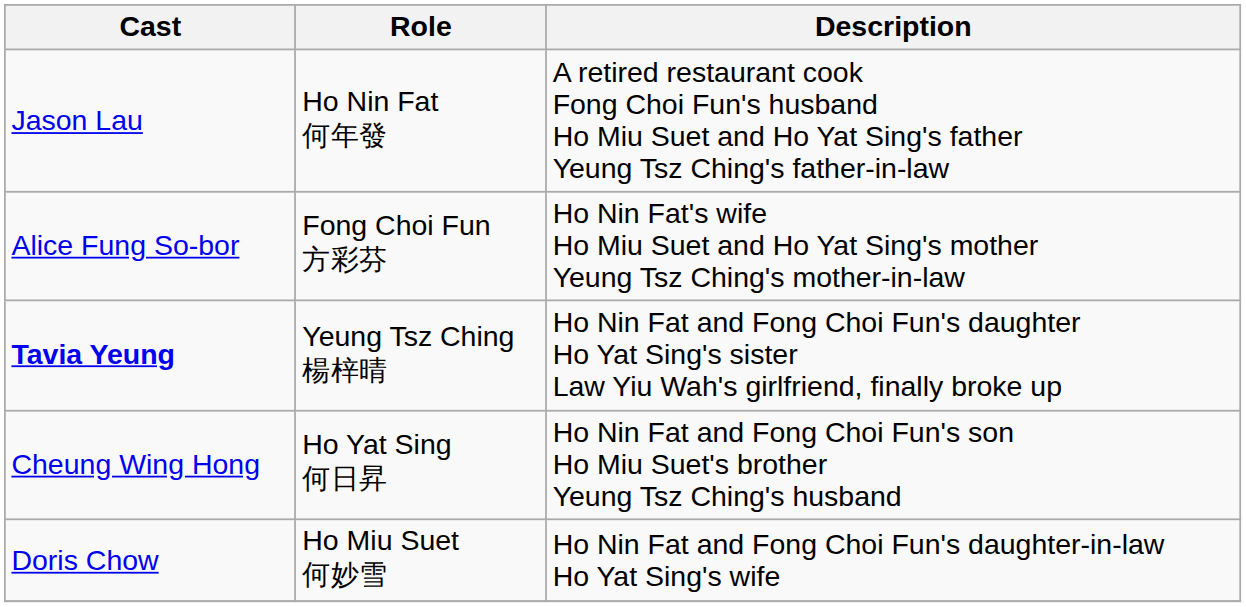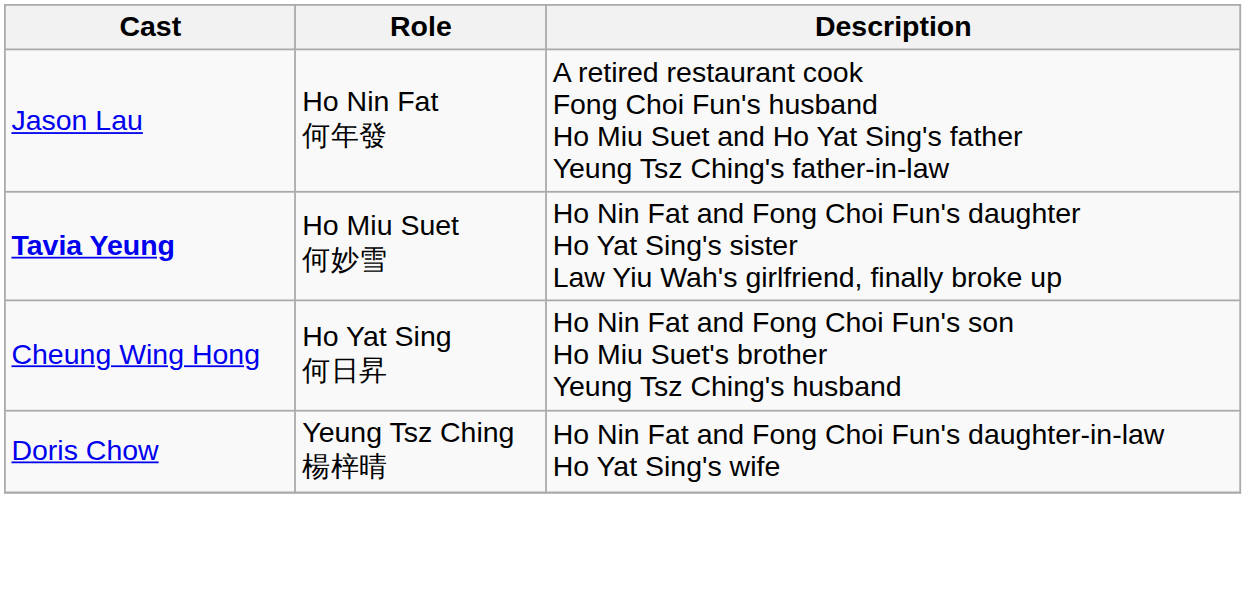- row: (125, 245)
(408, 353) Yeung Tsz Ching 楊梓晴 -> (381, 243) Ho Miu Suet 何妙雪
(381, 558) Ho Miu Suet 何妙雪 -> (408, 448) Yeung Tsz Ching 楊梓晴
